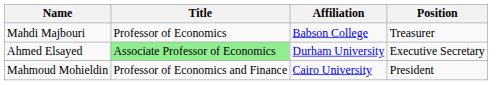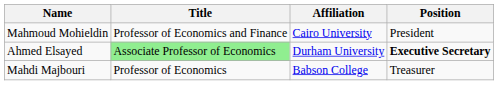rows swapped: (58, 70) <-> (46, 32)
(437, 51) normal -> (440, 51) bold
